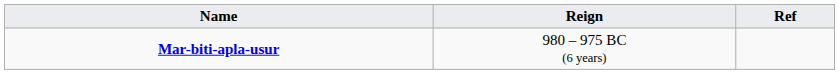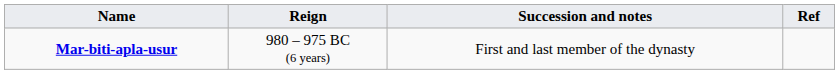+ column: (585, 16)
